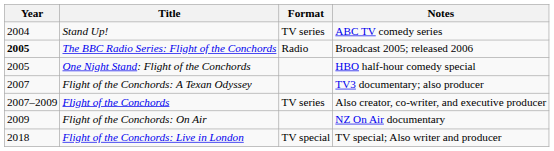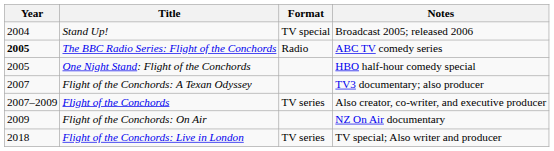(303, 31) TV series -> (306, 31) TV special
(389, 31) ABC TV comedy series -> (404, 31) Broadcast 2005; released 2006
(404, 48) Broadcast 2005; released 2006 -> (389, 48) ABC TV comedy series
(306, 137) TV special -> (303, 137) TV series
